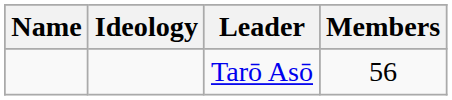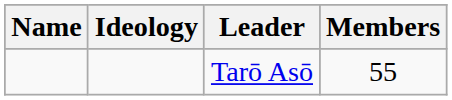(383, 71) 56 -> (383, 71) 55
